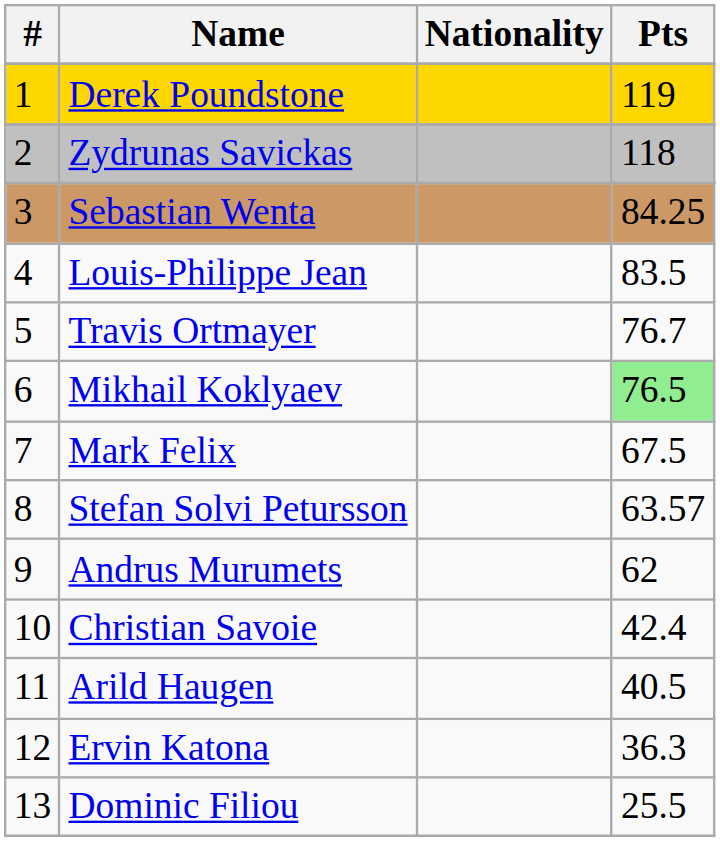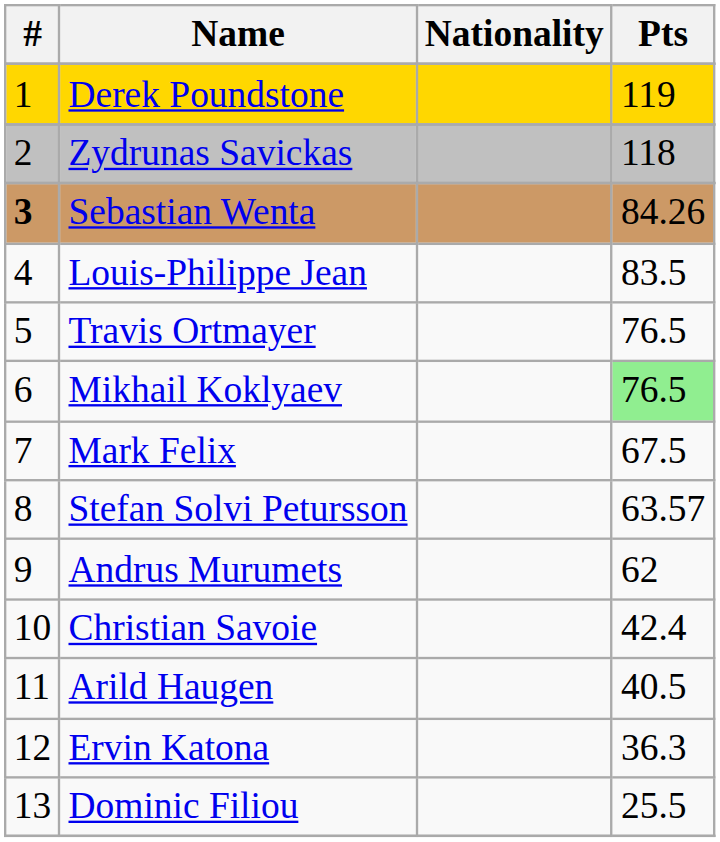(23, 212) normal -> (23, 212) bold
(663, 212) 84.25 -> (663, 212) 84.26
(654, 331) 76.7 -> (654, 331) 76.5
